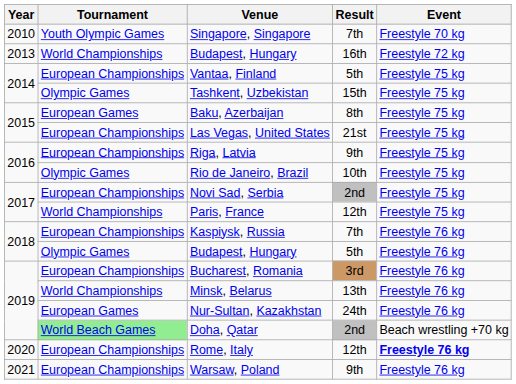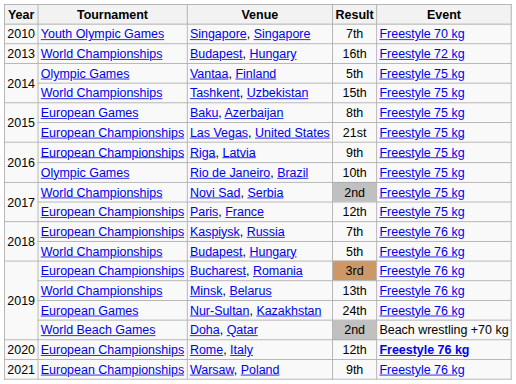(112, 74) European Championships -> (85, 74) Olympic Games
(85, 93) Olympic Games -> (102, 93) World Championships
(112, 192) European Championships -> (102, 192) World Championships
(102, 212) World Championships -> (112, 212) European Championships
(85, 251) Olympic Games -> (102, 251) World Championships
(98, 330) lightgreen background -> (98, 330) no background
